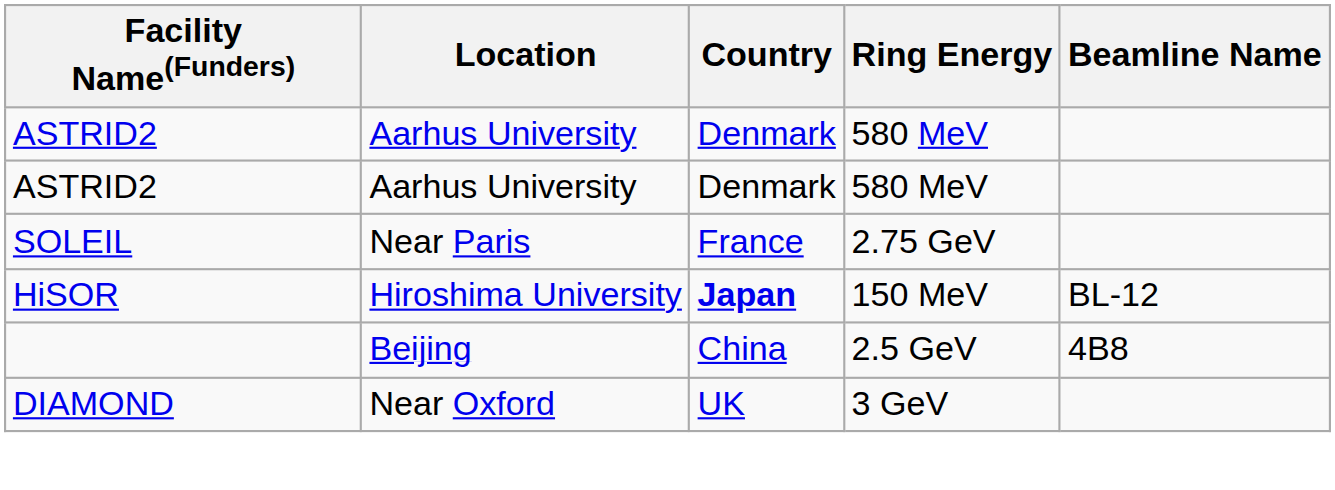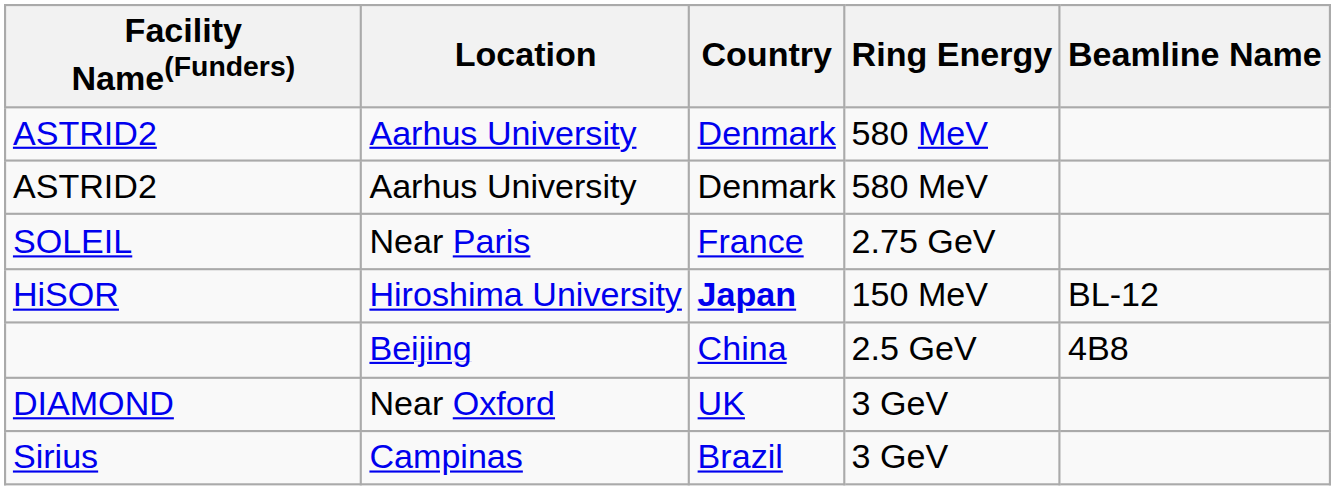+ row: (56, 457)
